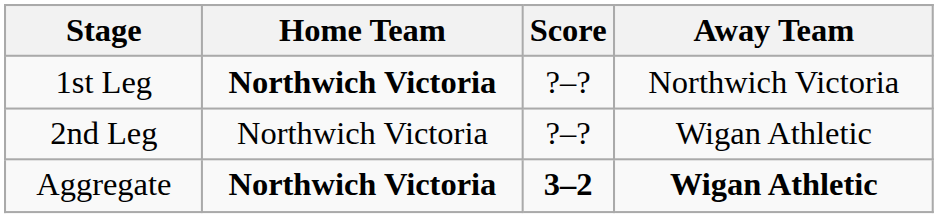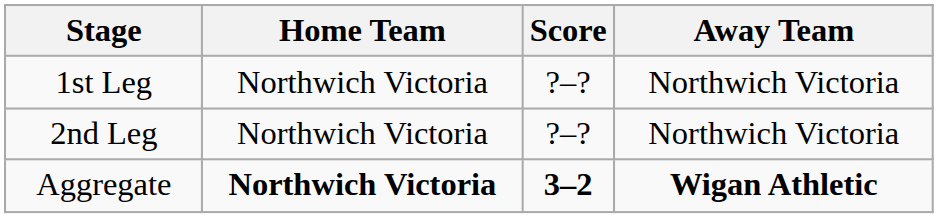(362, 81) bold -> (362, 81) normal
(774, 133) Wigan Athletic -> (774, 133) Northwich Victoria
